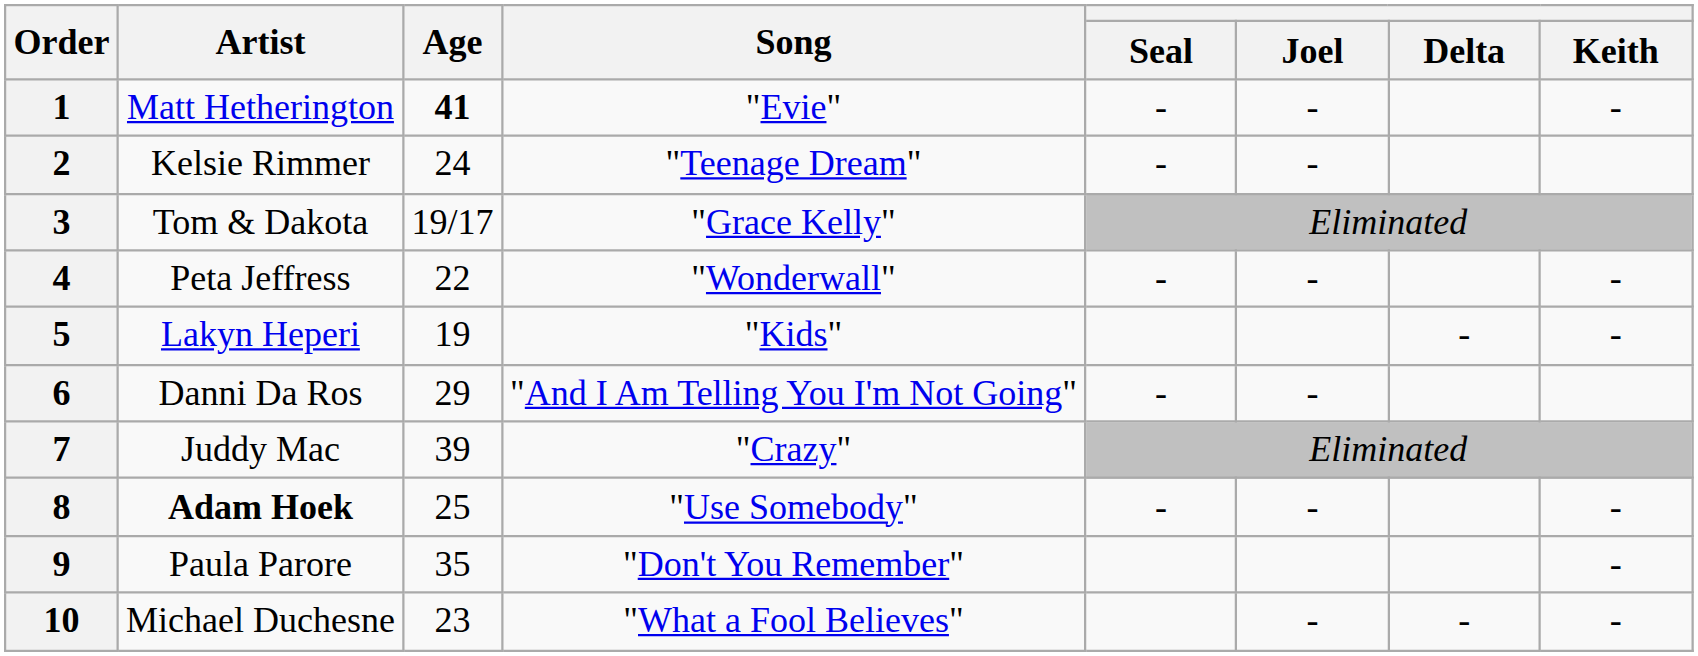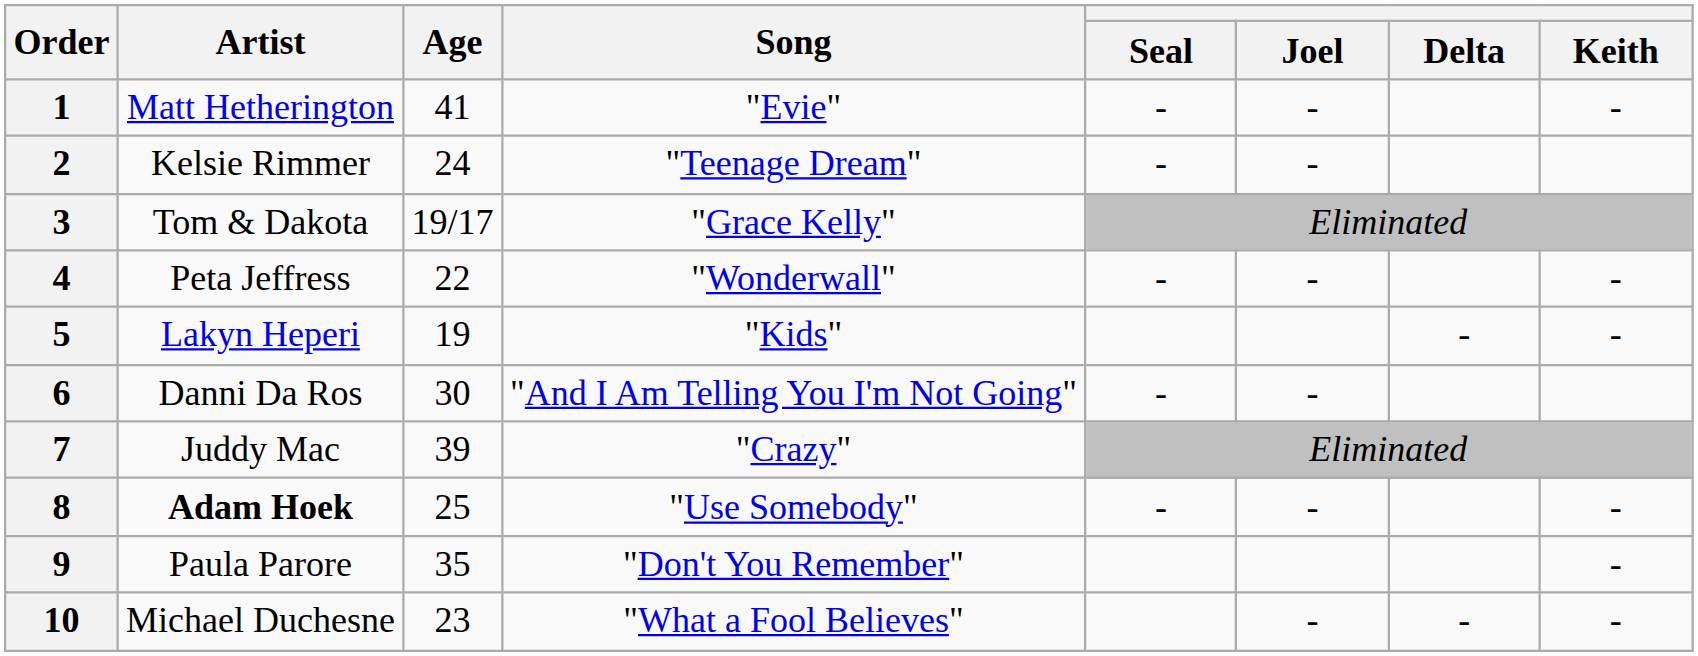(452, 106) bold -> (452, 106) normal
(452, 392) 29 -> (452, 392) 30
